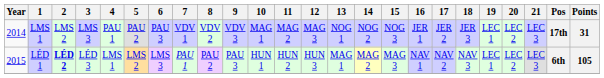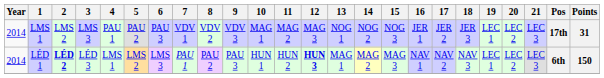(16, 60) 2015 -> (16, 60) 2014
(314, 60) normal -> (314, 60) bold
(585, 60) 105 -> (585, 60) 150
